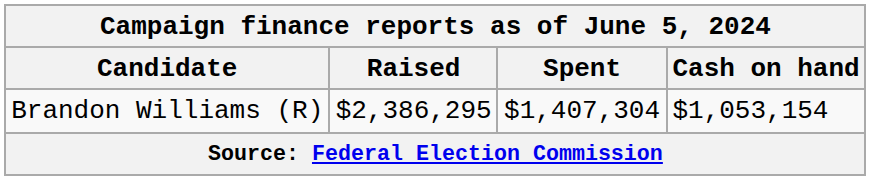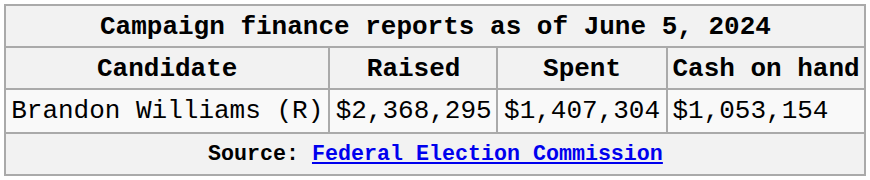(414, 111) $2,386,295 -> (414, 111) $2,368,295
